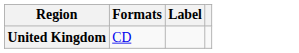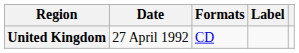+ column: (150, 15)
